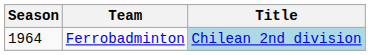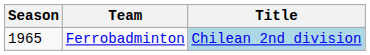(25, 39) 1964 -> (25, 39) 1965
